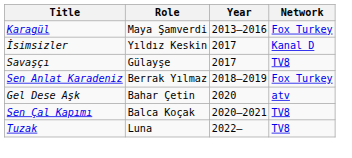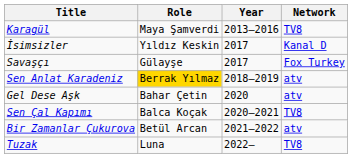(302, 29) Fox Turkey -> (293, 29) TV8
(281, 62) TV8 -> (314, 62) Fox Turkey
(167, 79) no background -> (180, 79) gold background
(302, 79) Fox Turkey -> (293, 79) atv
+ row: (71, 128)
